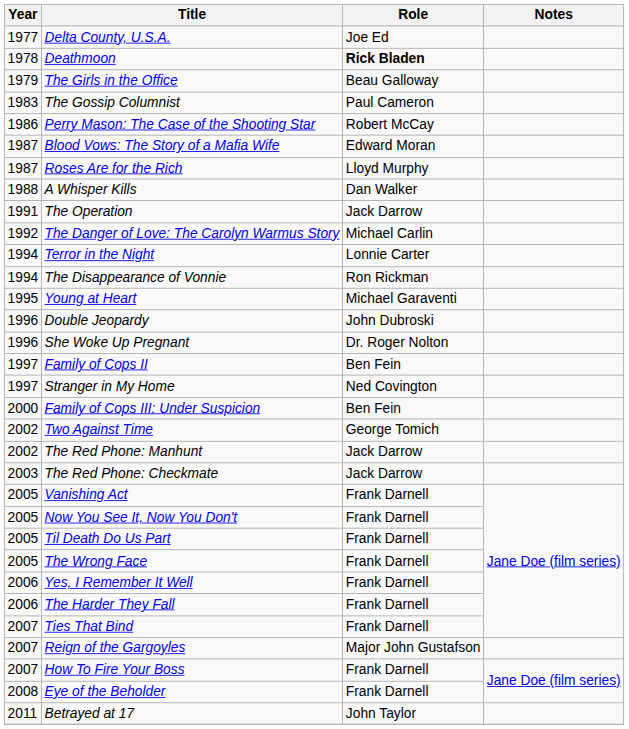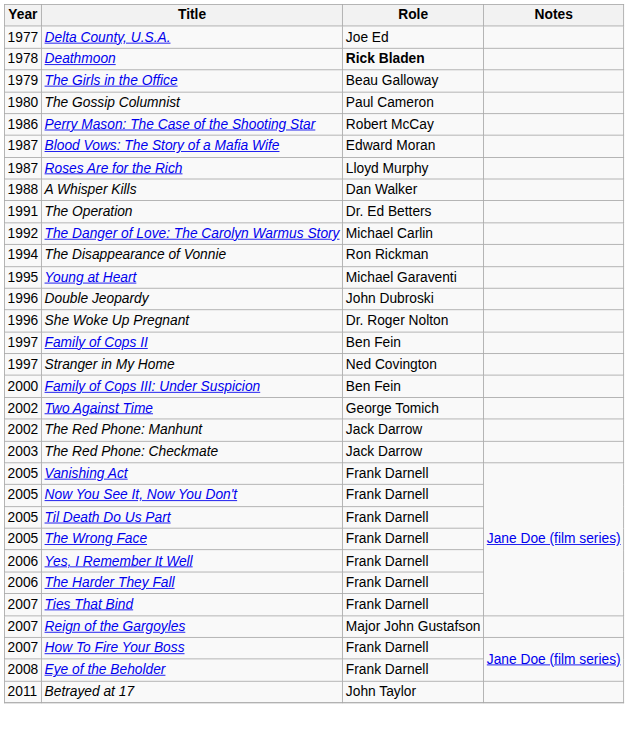(23, 102) 1983 -> (23, 102) 1980
(384, 211) Jack Darrow -> (389, 211) Dr. Ed Betters
- row: (99, 255)
